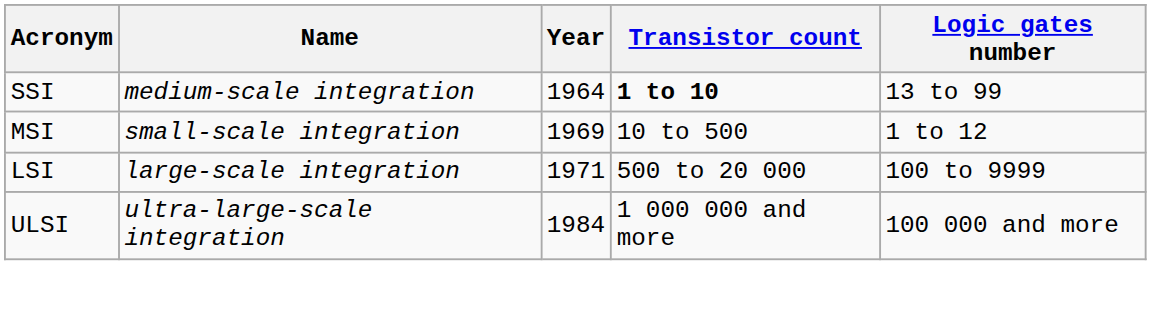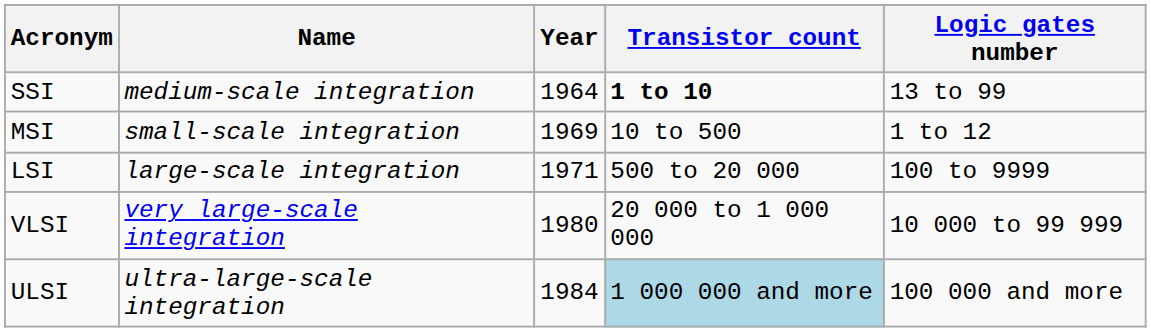+ row: (40, 225)
(712, 225) no background -> (742, 293) lightblue background
